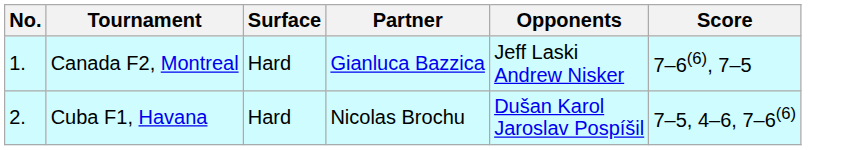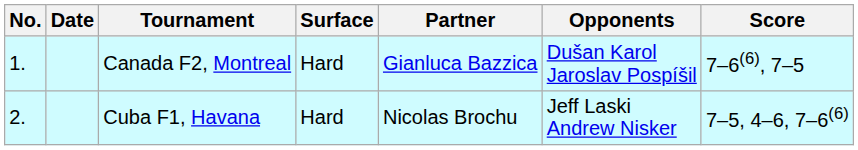+ column: (72, 20)
(559, 63) Jeff Laski Andrew Nisker -> (622, 63) Dušan Karol Jaroslav Pospíšil
(569, 117) Dušan Karol Jaroslav Pospíšil -> (612, 117) Jeff Laski Andrew Nisker
